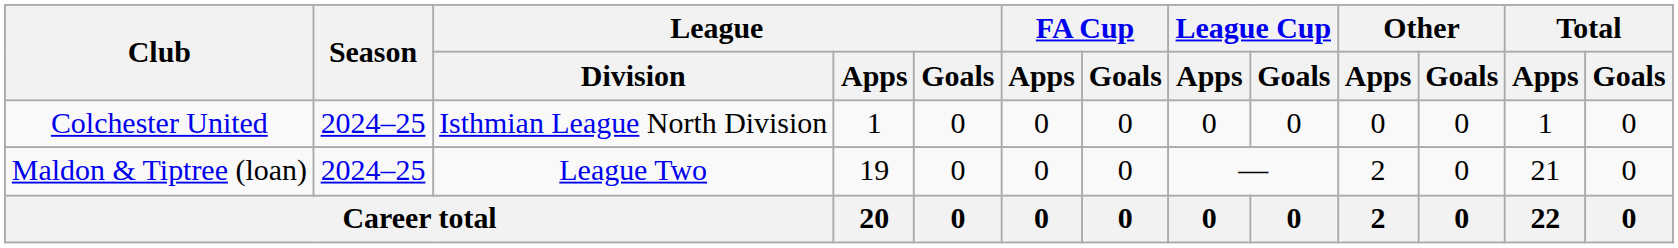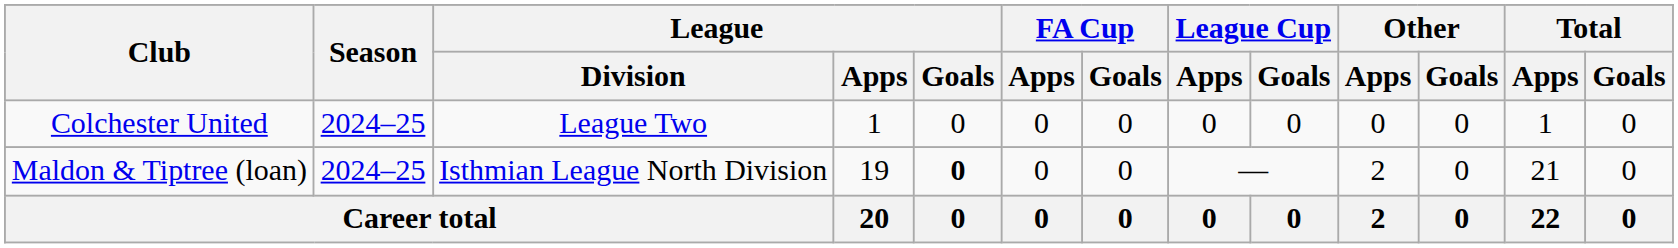(633, 123) Isthmian League North Division -> (633, 123) League Two
(633, 170) League Two -> (633, 170) Isthmian League North Division
(958, 170) normal -> (958, 170) bold
